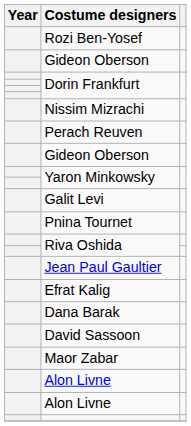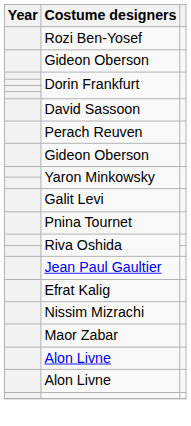rows swapped: (23, 110) <-> (23, 336)
- row: (23, 313)
